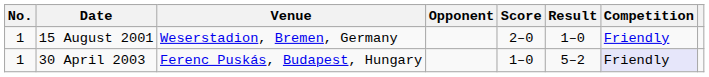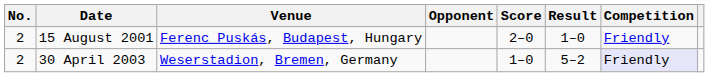(20, 38) 1 -> (20, 38) 2
(279, 38) Weserstadion, Bremen, Germany -> (291, 38) Ferenc Puskás, Budapest, Hungary
(20, 60) 1 -> (20, 60) 2
(291, 60) Ferenc Puskás, Budapest, Hungary -> (279, 60) Weserstadion, Bremen, Germany
